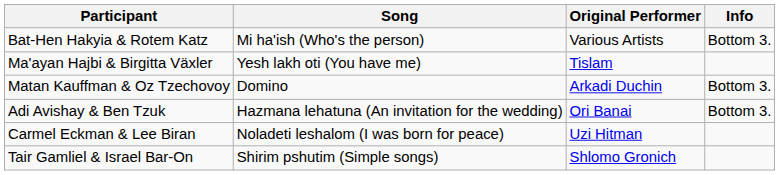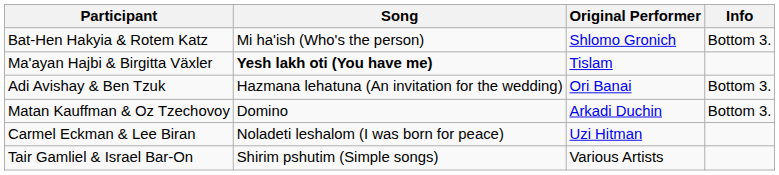(616, 39) Various Artists -> (623, 39) Shlomo Gronich
(329, 63) normal -> (335, 63) bold
rows swapped: (87, 110) <-> (119, 87)
(623, 157) Shlomo Gronich -> (616, 157) Various Artists
